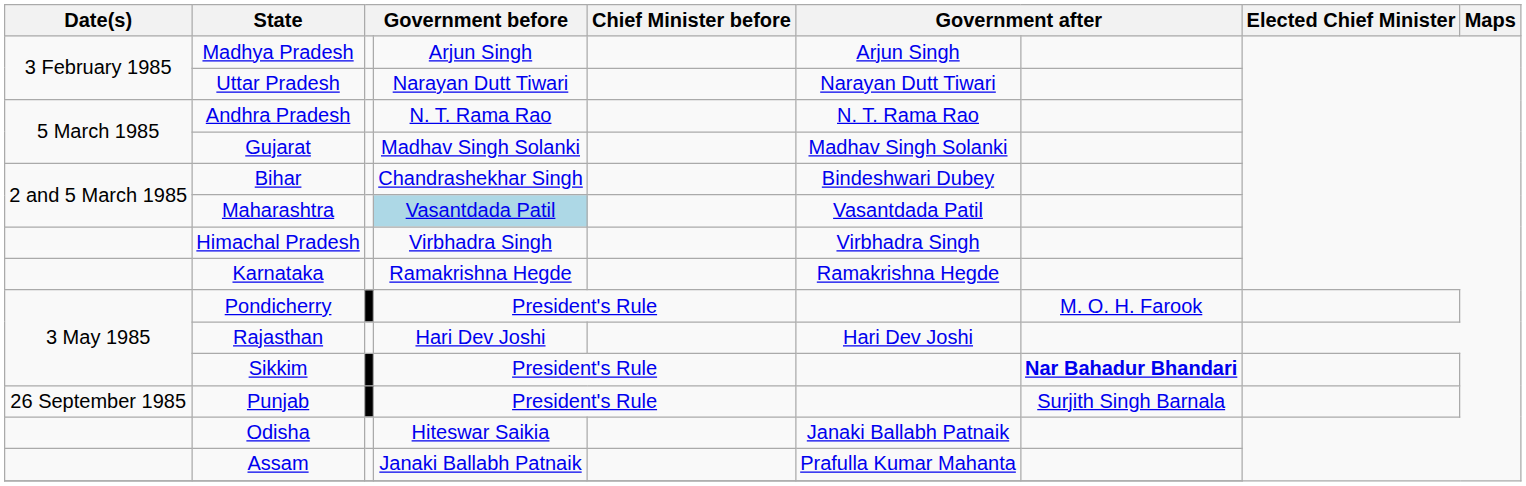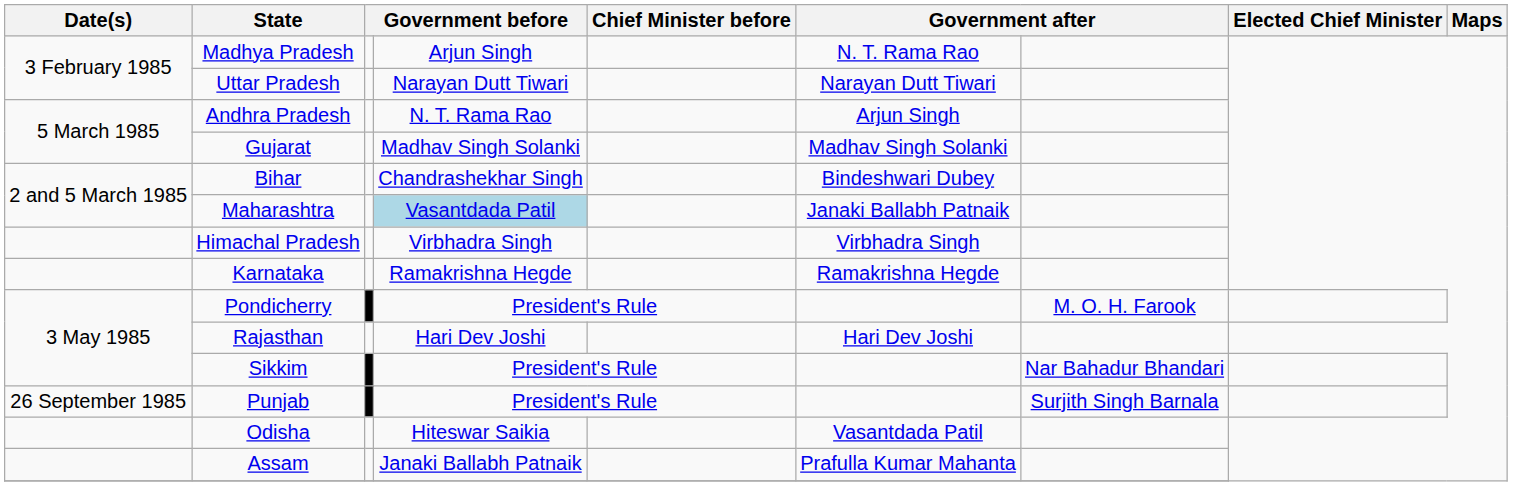(908, 52) Arjun Singh -> (908, 52) N. T. Rama Rao
(908, 115) N. T. Rama Rao -> (908, 115) Arjun Singh
(908, 210) Vasantdada Patil -> (908, 210) Janaki Ballabh Patnaik
(1131, 369) bold -> (1125, 369) normal
(908, 432) Janaki Ballabh Patnaik -> (908, 432) Vasantdada Patil
